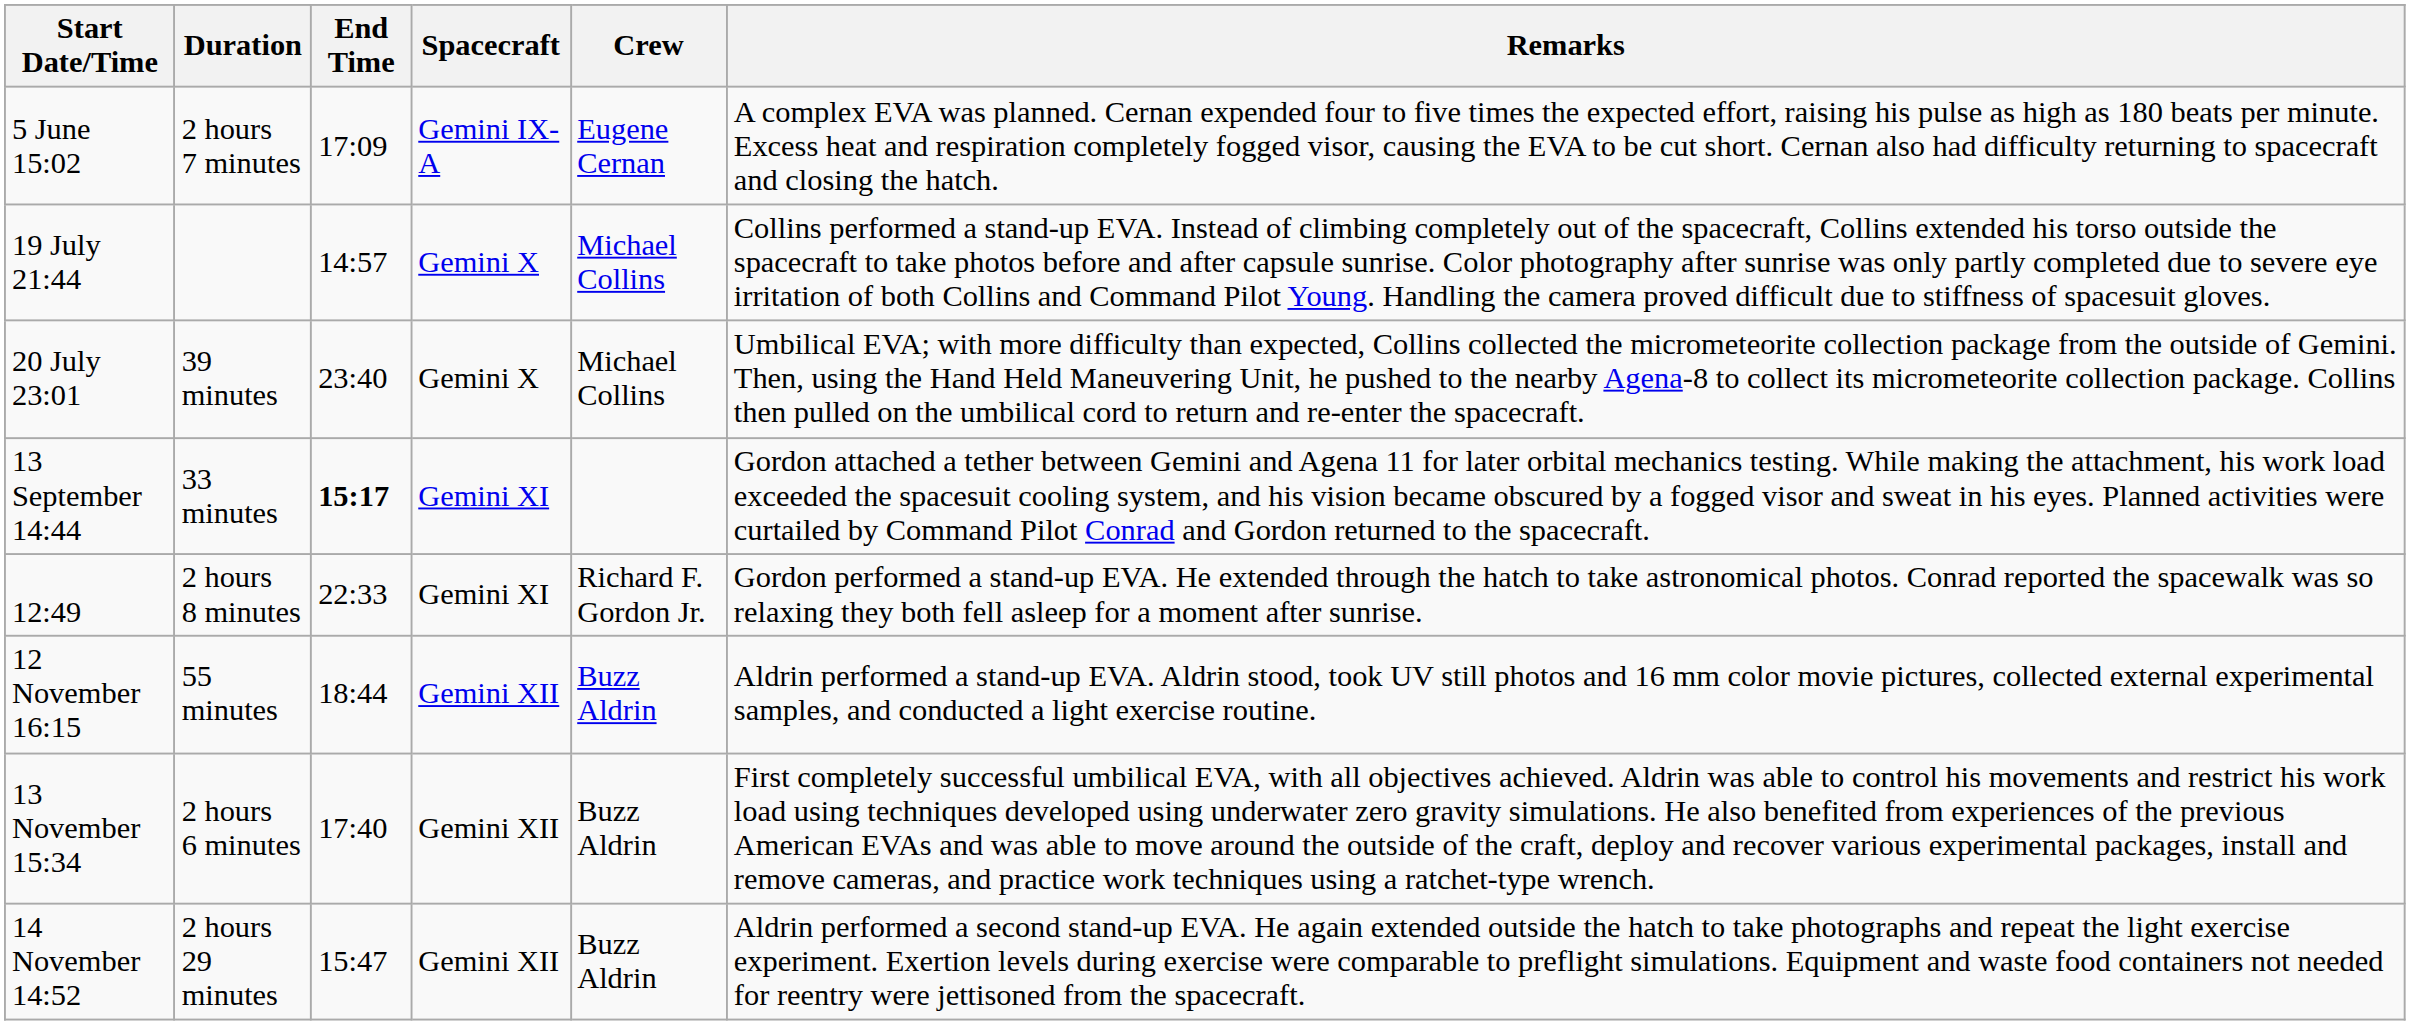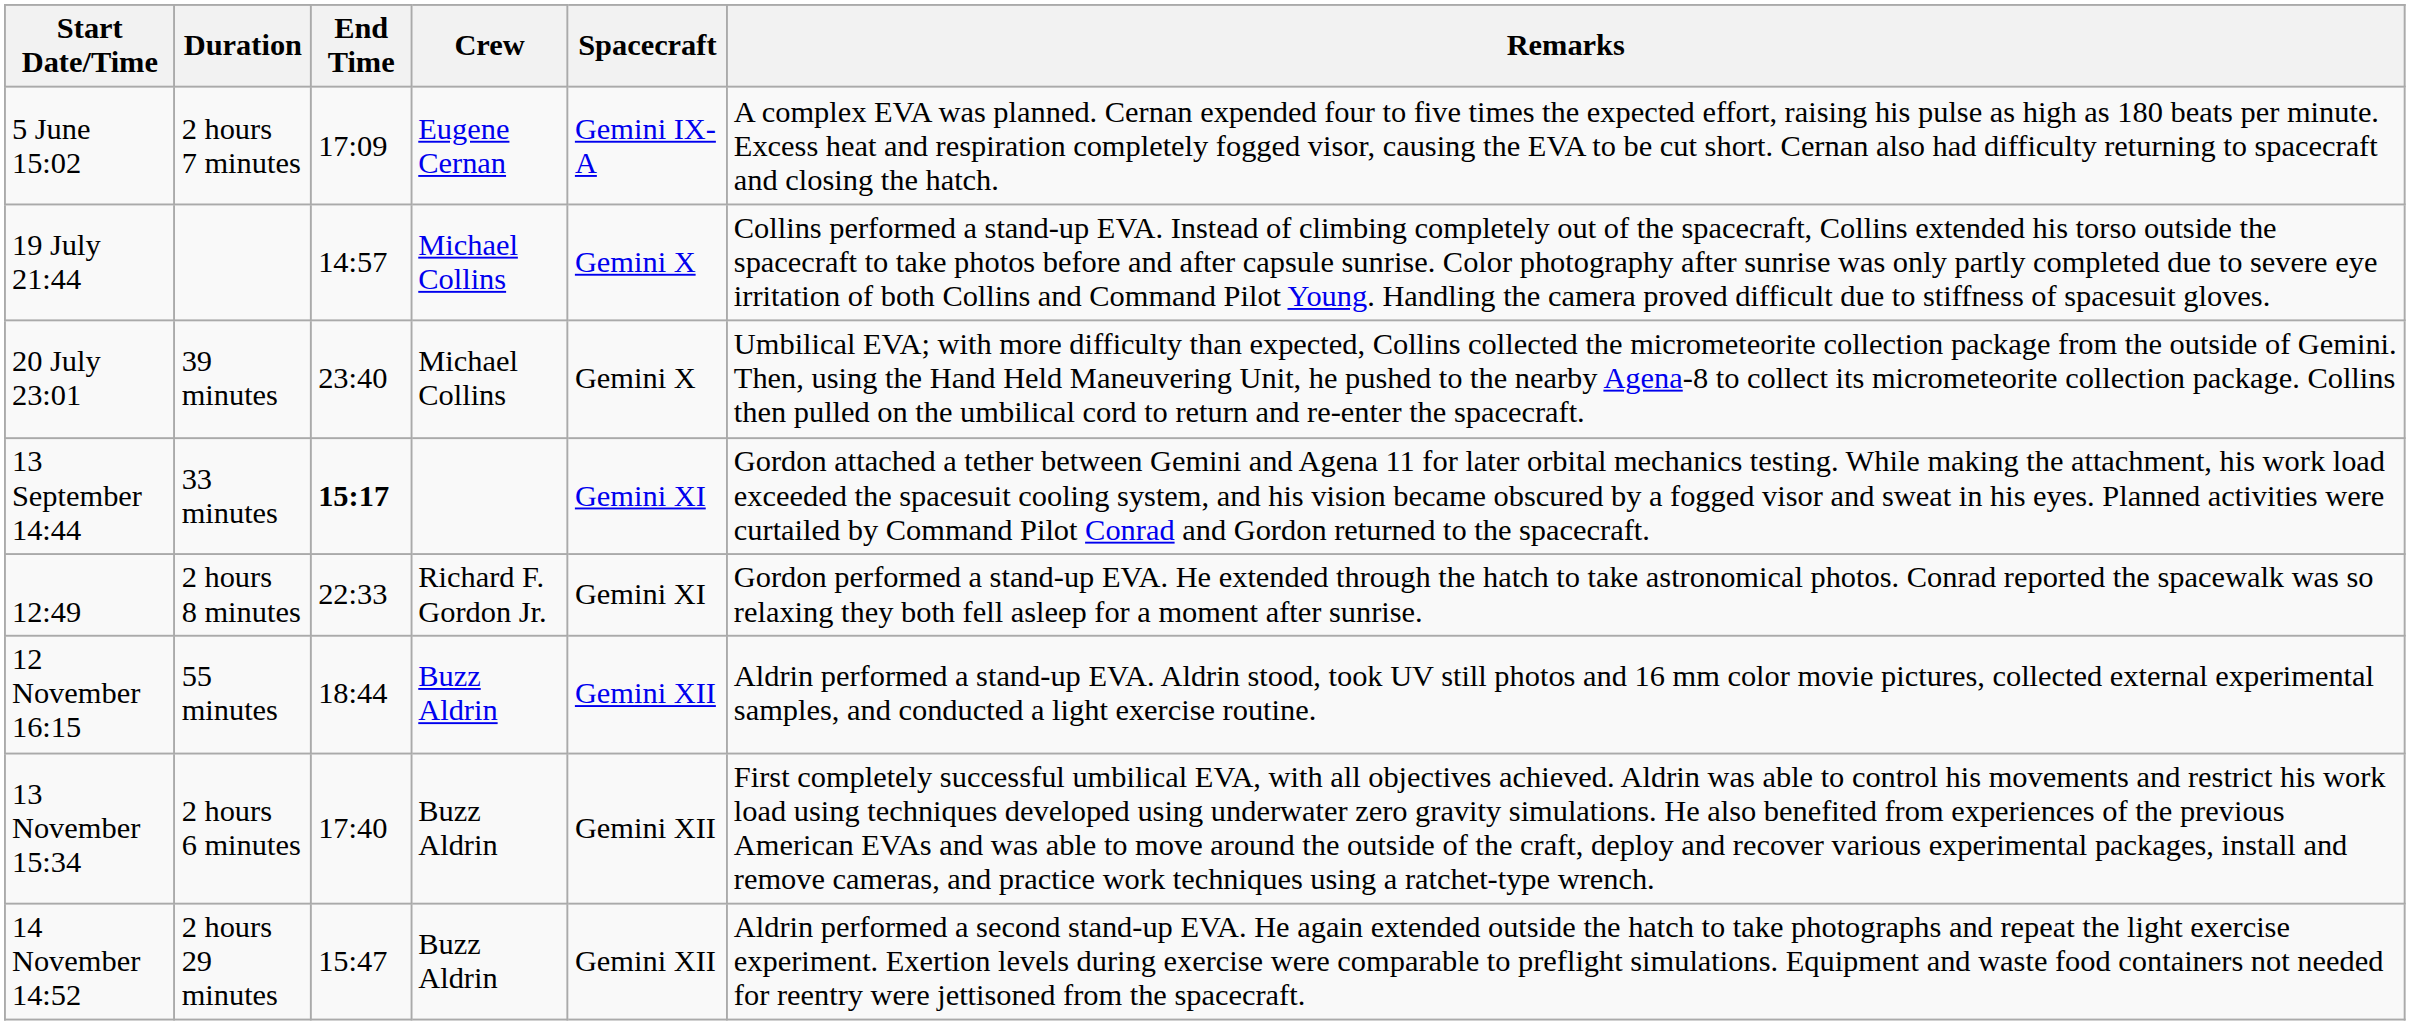columns swapped: (491, 45) <-> (649, 45)
